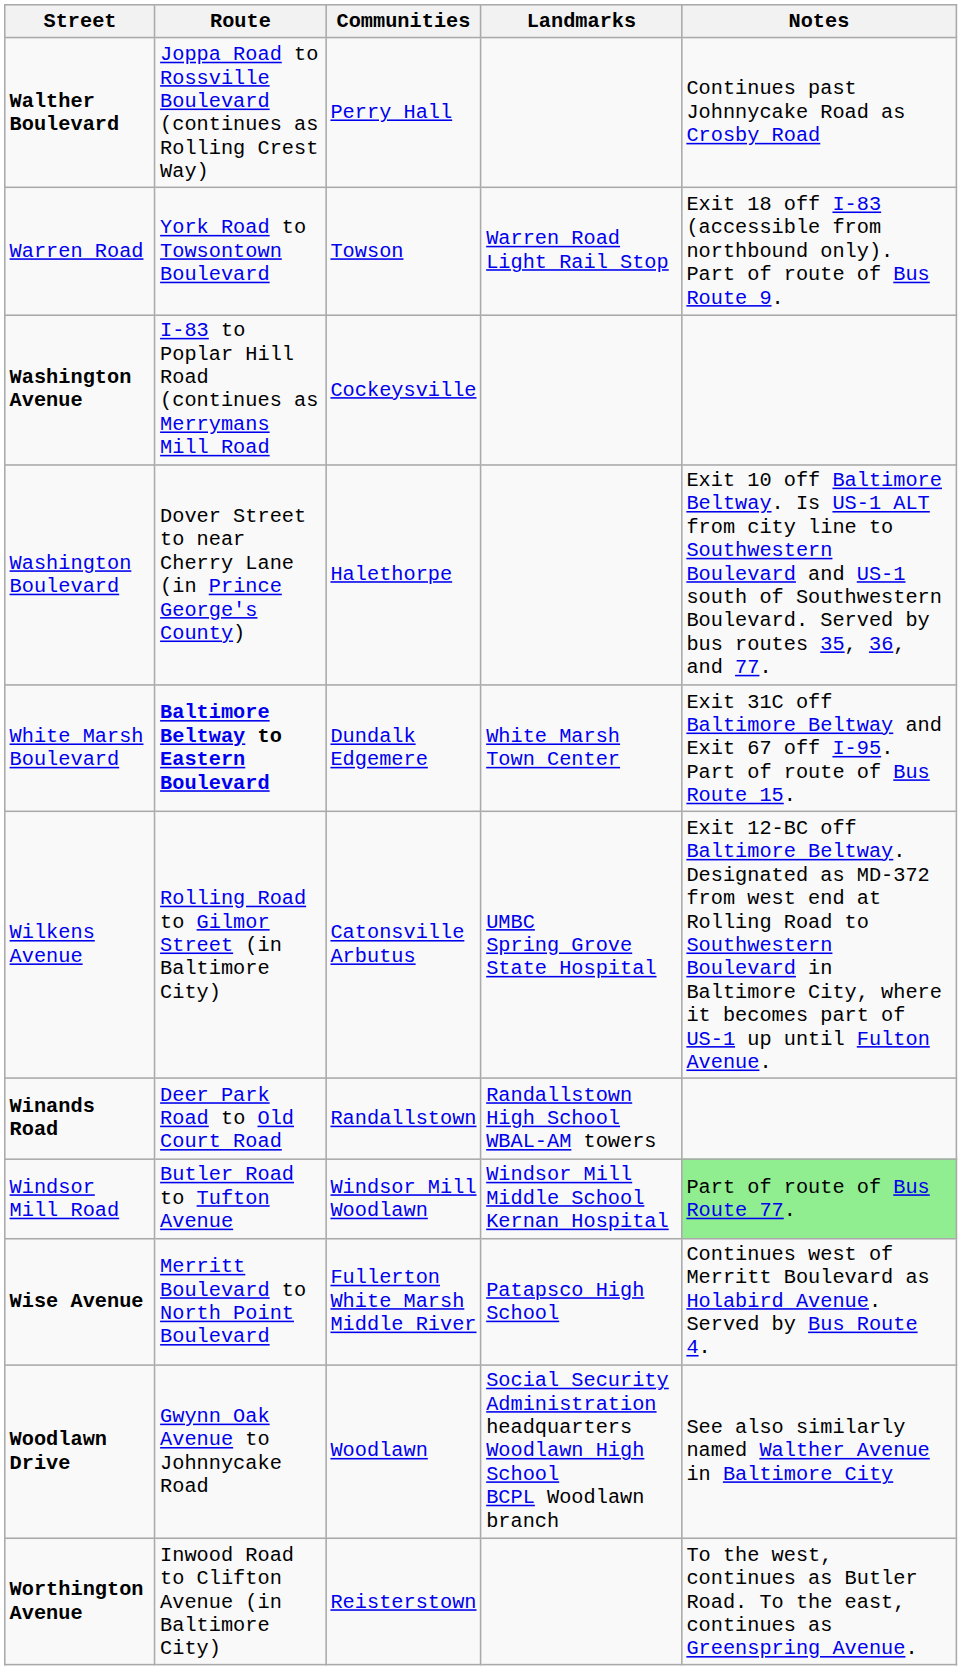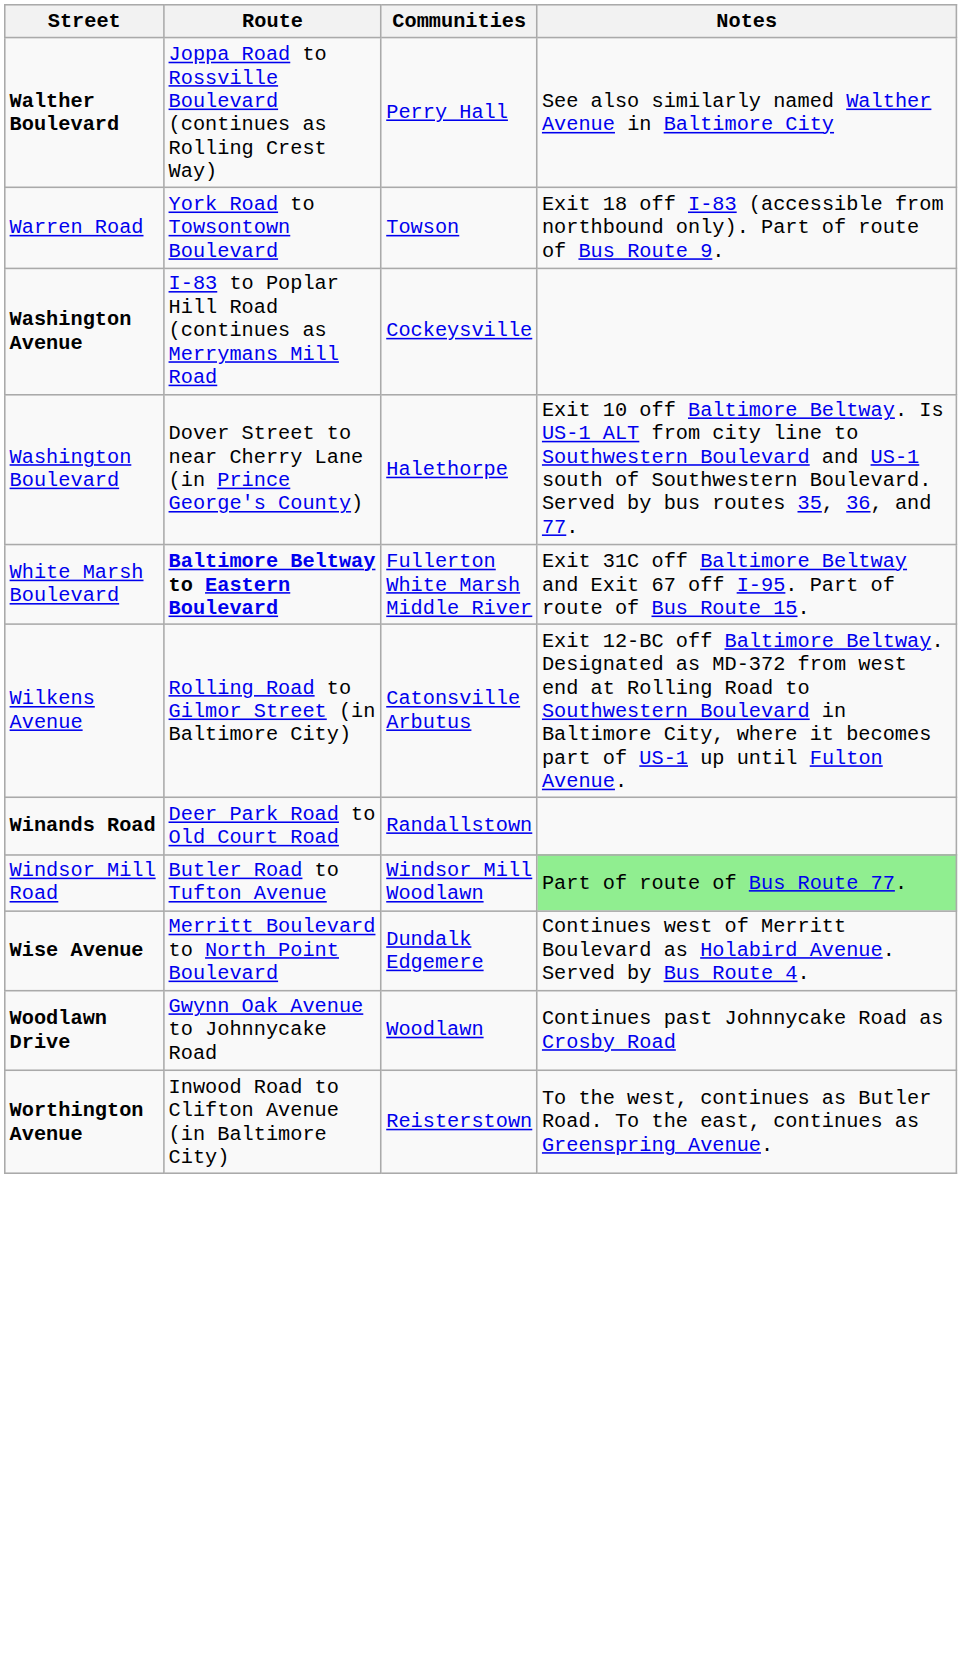- column: (581, 21)
(796, 113) Continues past Johnnycake Road as Crosby Road -> (737, 113) See also similarly named Walther Avenue in Baltimore City
(379, 748) Dundalk Edgemere -> (459, 584) Fullerton White Marsh Middle River
(403, 1302) Fullerton White Marsh Middle River -> (435, 951) Dundalk Edgemere
(808, 1452) See also similarly named Walther Avenue in Baltimore City -> (743, 1030) Continues past Johnnycake Road as Crosby Road
